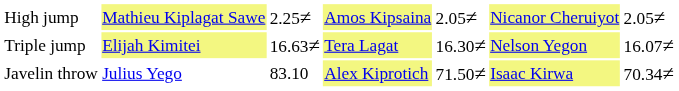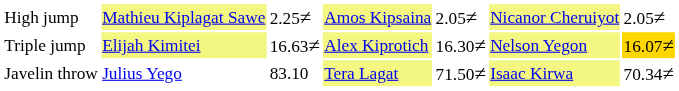(361, 45) Tera Lagat -> (376, 45) Alex Kiprotich
(649, 45) no background -> (649, 45) gold background
(376, 73) Alex Kiprotich -> (361, 73) Tera Lagat
